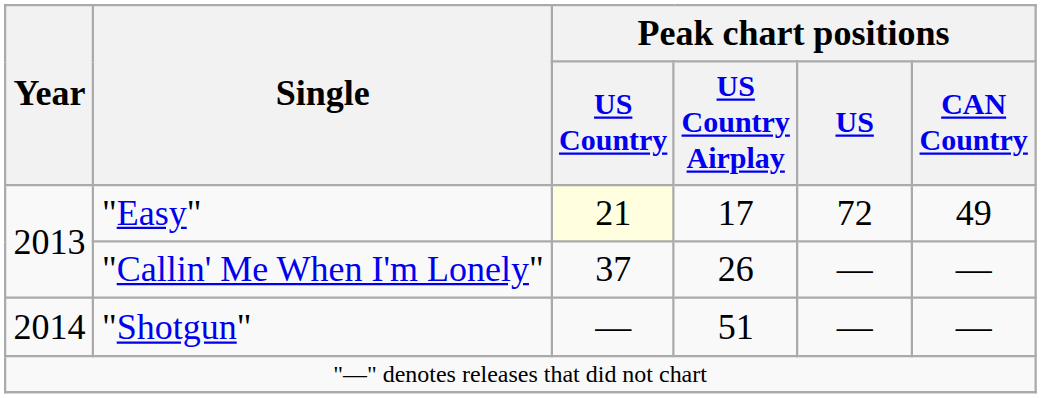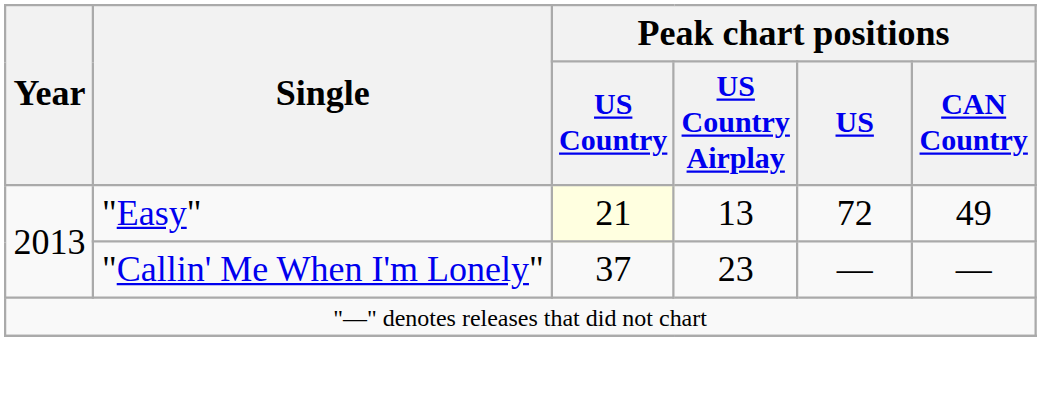(736, 212) 17 -> (736, 212) 13
(736, 269) 26 -> (736, 269) 23
- row: (177, 326)
